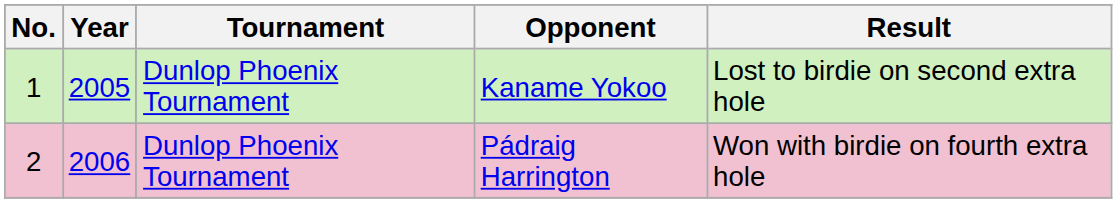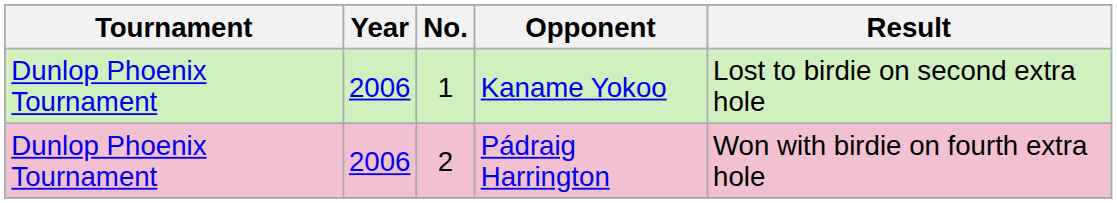columns swapped: (34, 27) <-> (305, 27)
(99, 86) 2005 -> (380, 86) 2006
